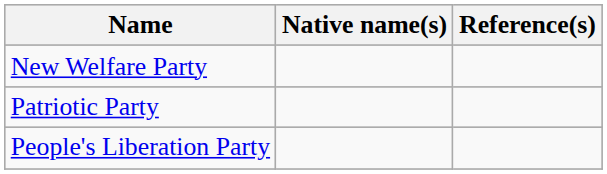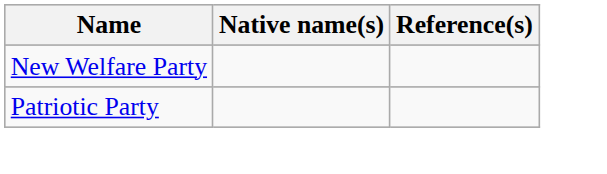- row: (140, 147)
